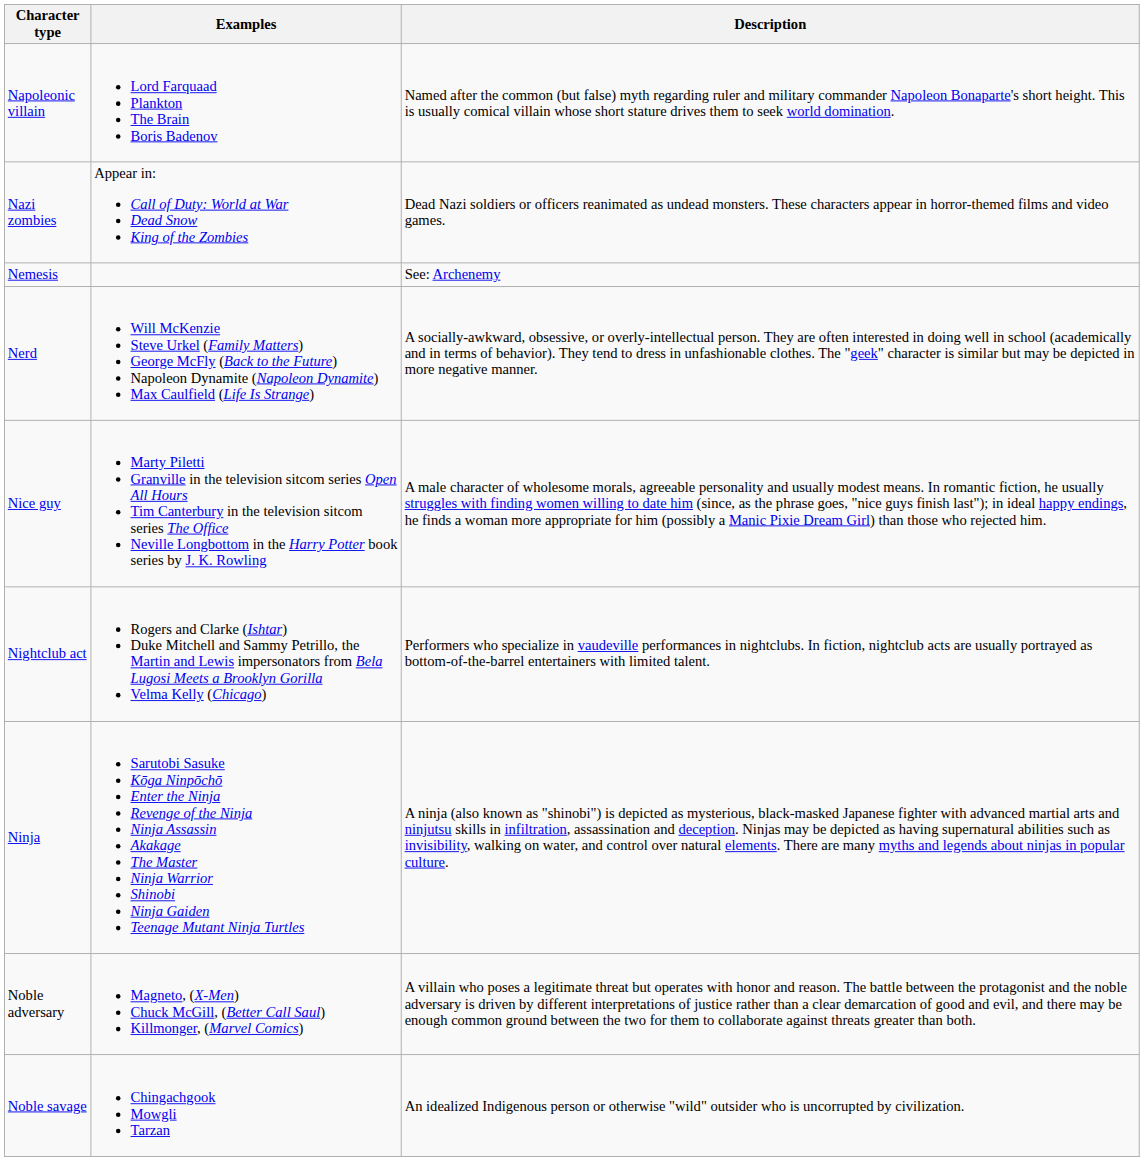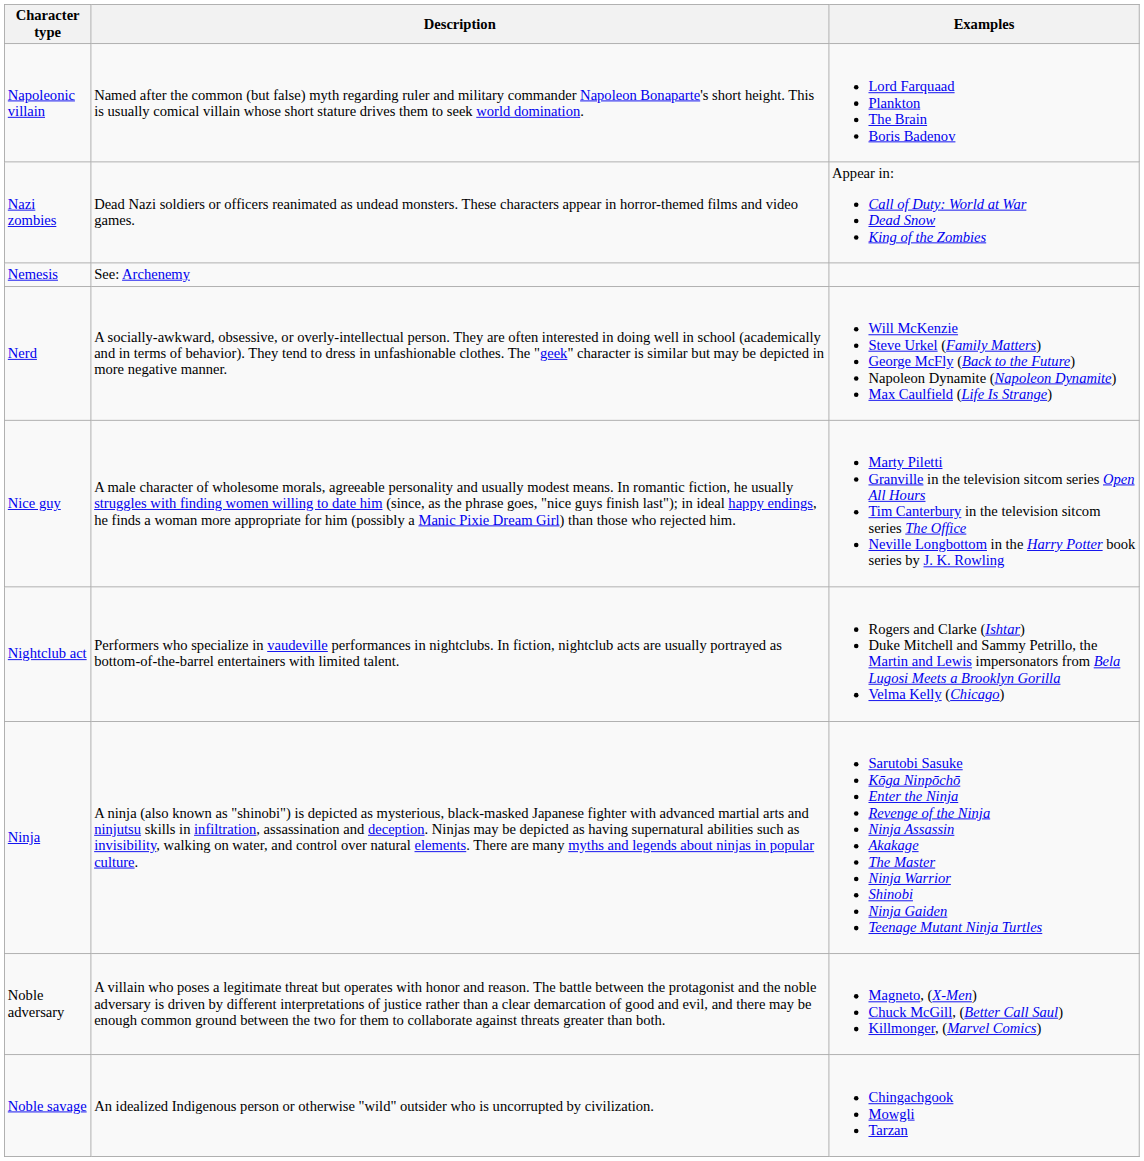columns swapped: (770, 24) <-> (246, 24)
